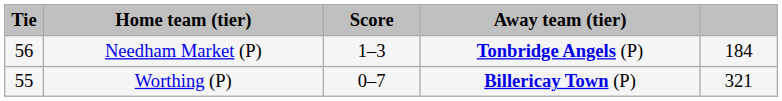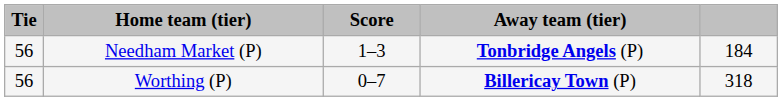(24, 81) 55 -> (24, 81) 56
(739, 81) 321 -> (739, 81) 318
